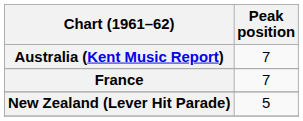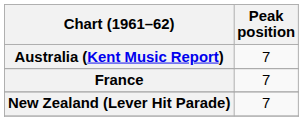(266, 103) 5 -> (266, 103) 7
